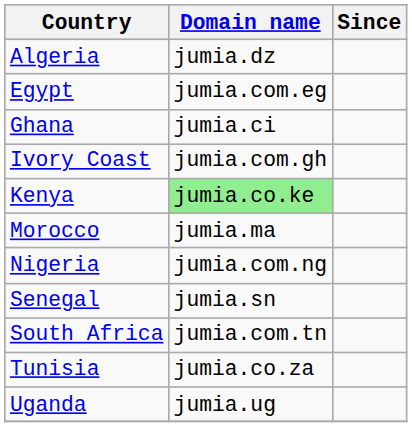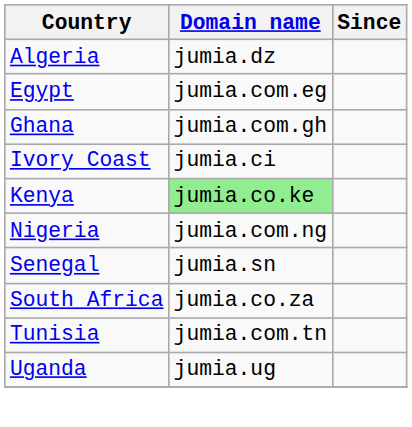(225, 126) jumia.ci -> (250, 126) jumia.com.gh
(250, 161) jumia.com.gh -> (225, 161) jumia.ci
- row: (55, 231)
(250, 335) jumia.com.tn -> (244, 300) jumia.co.za
(244, 370) jumia.co.za -> (250, 335) jumia.com.tn
